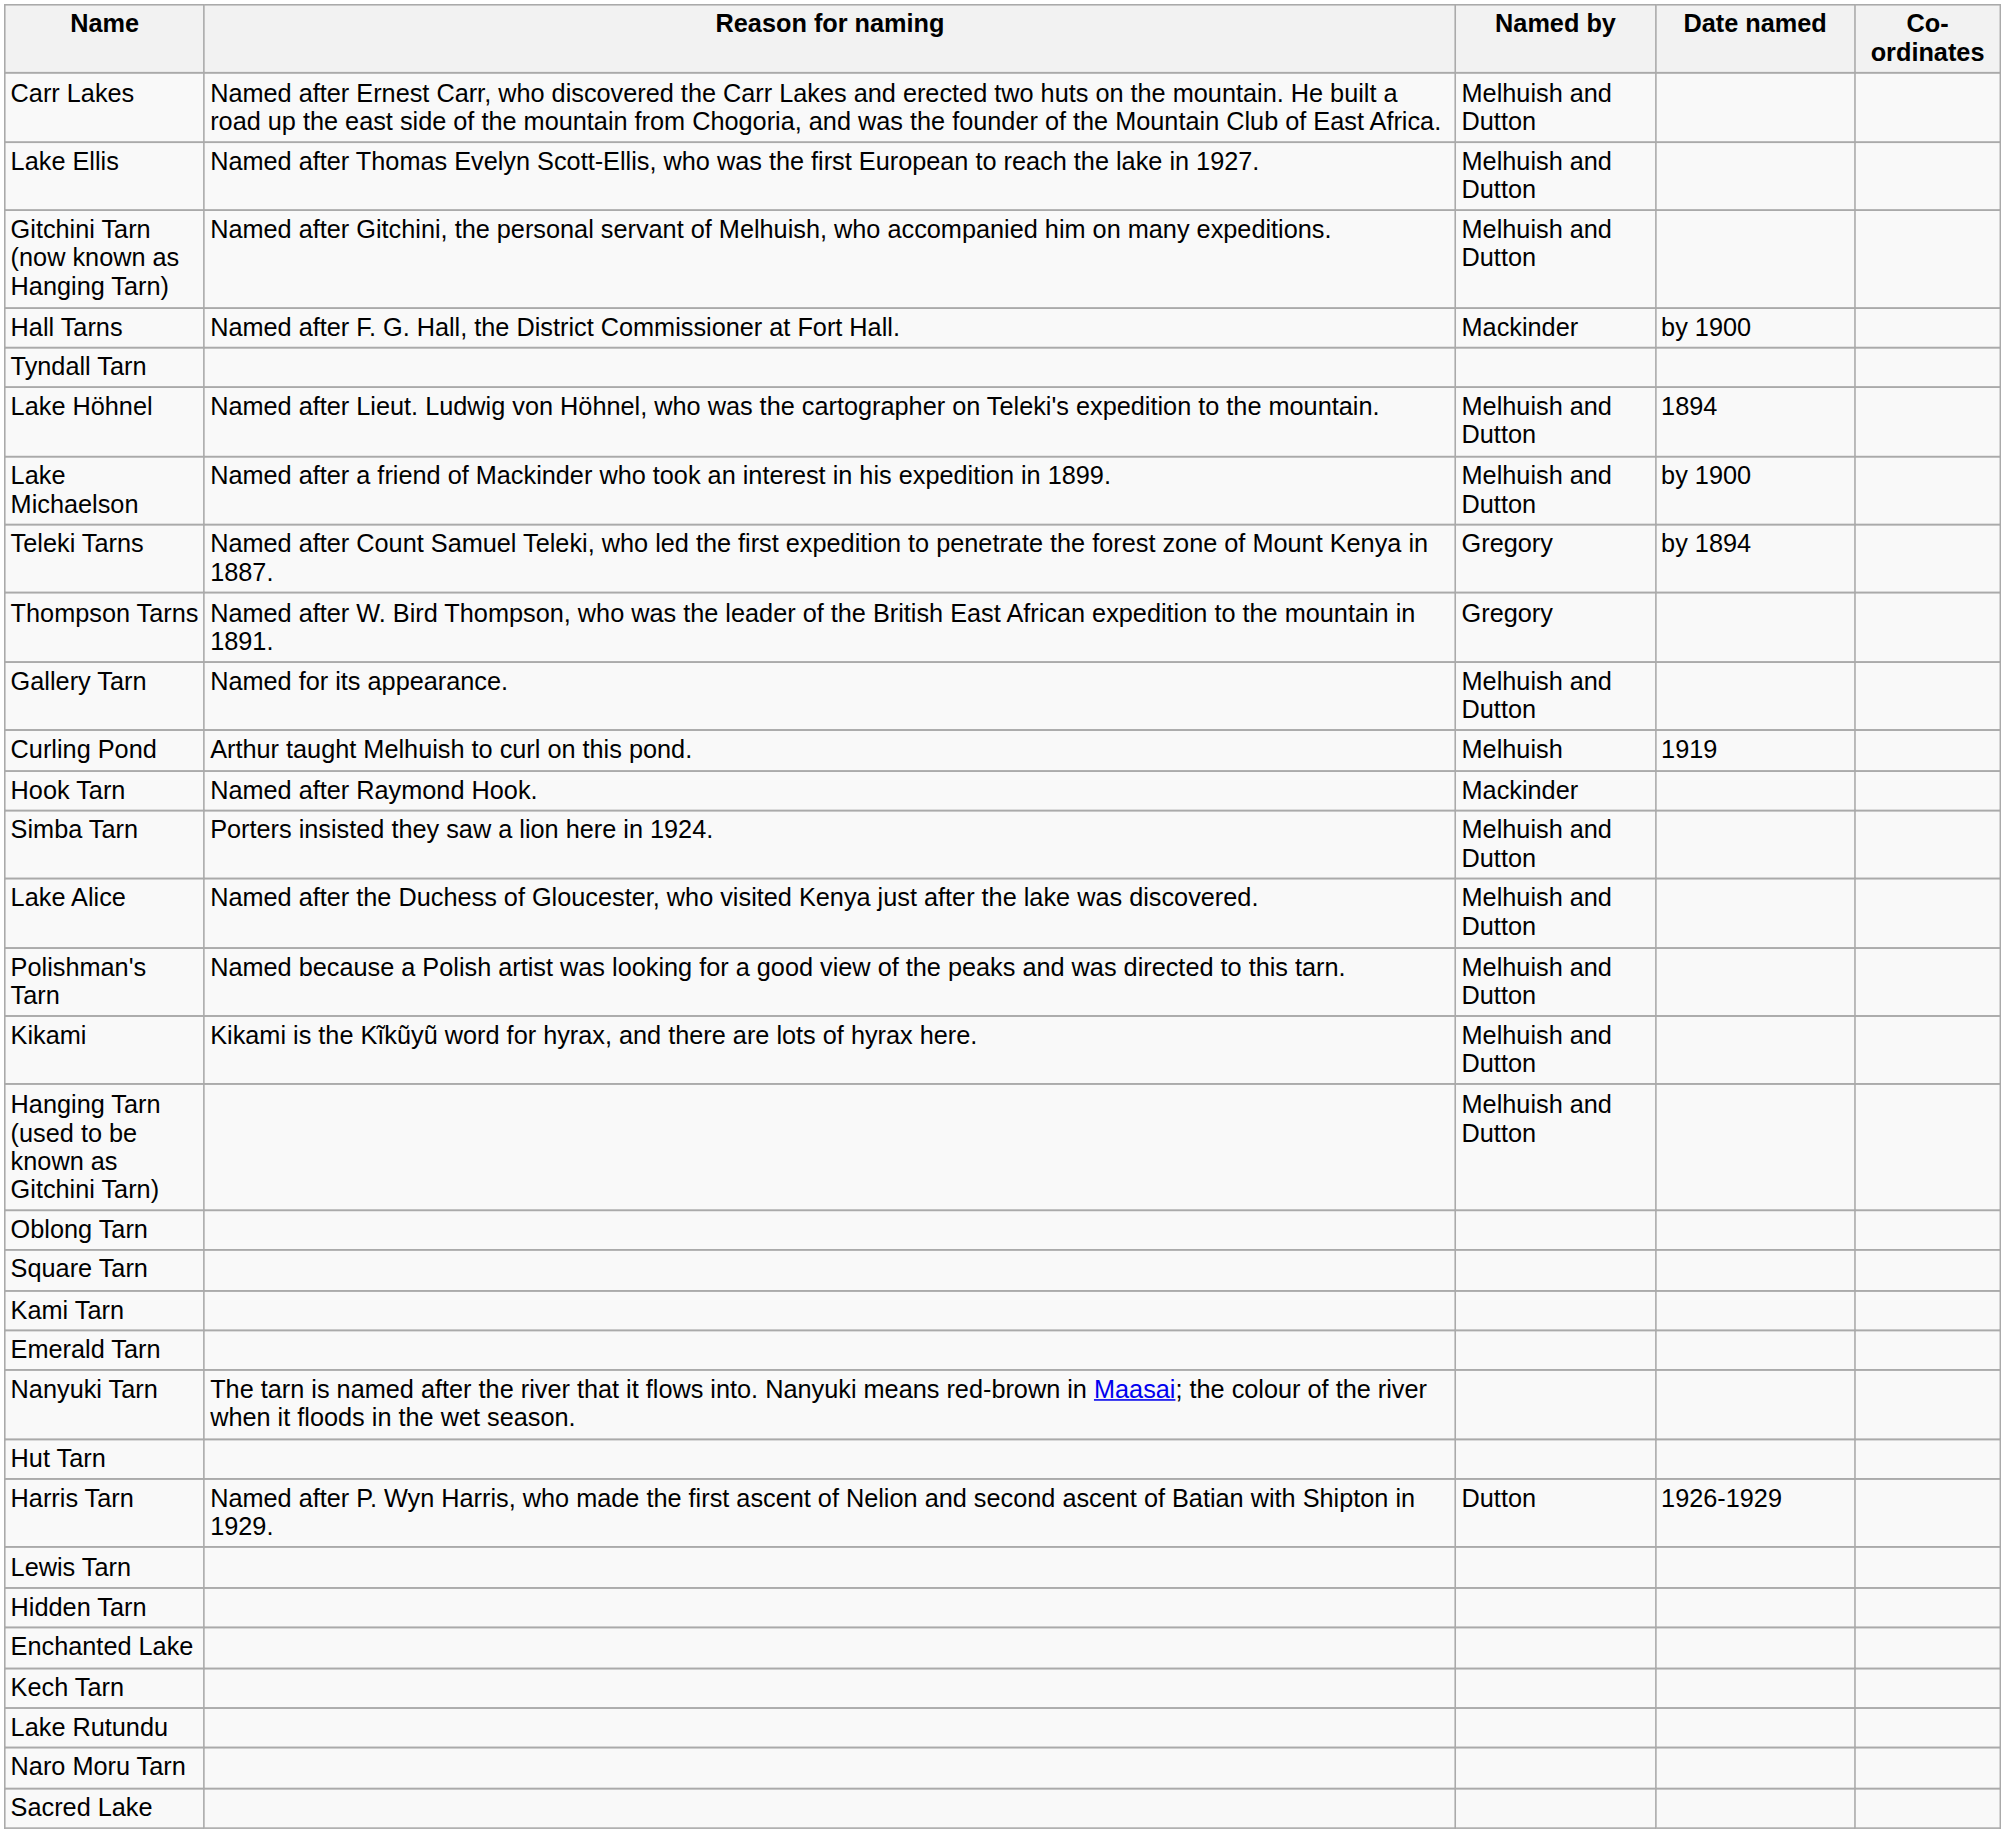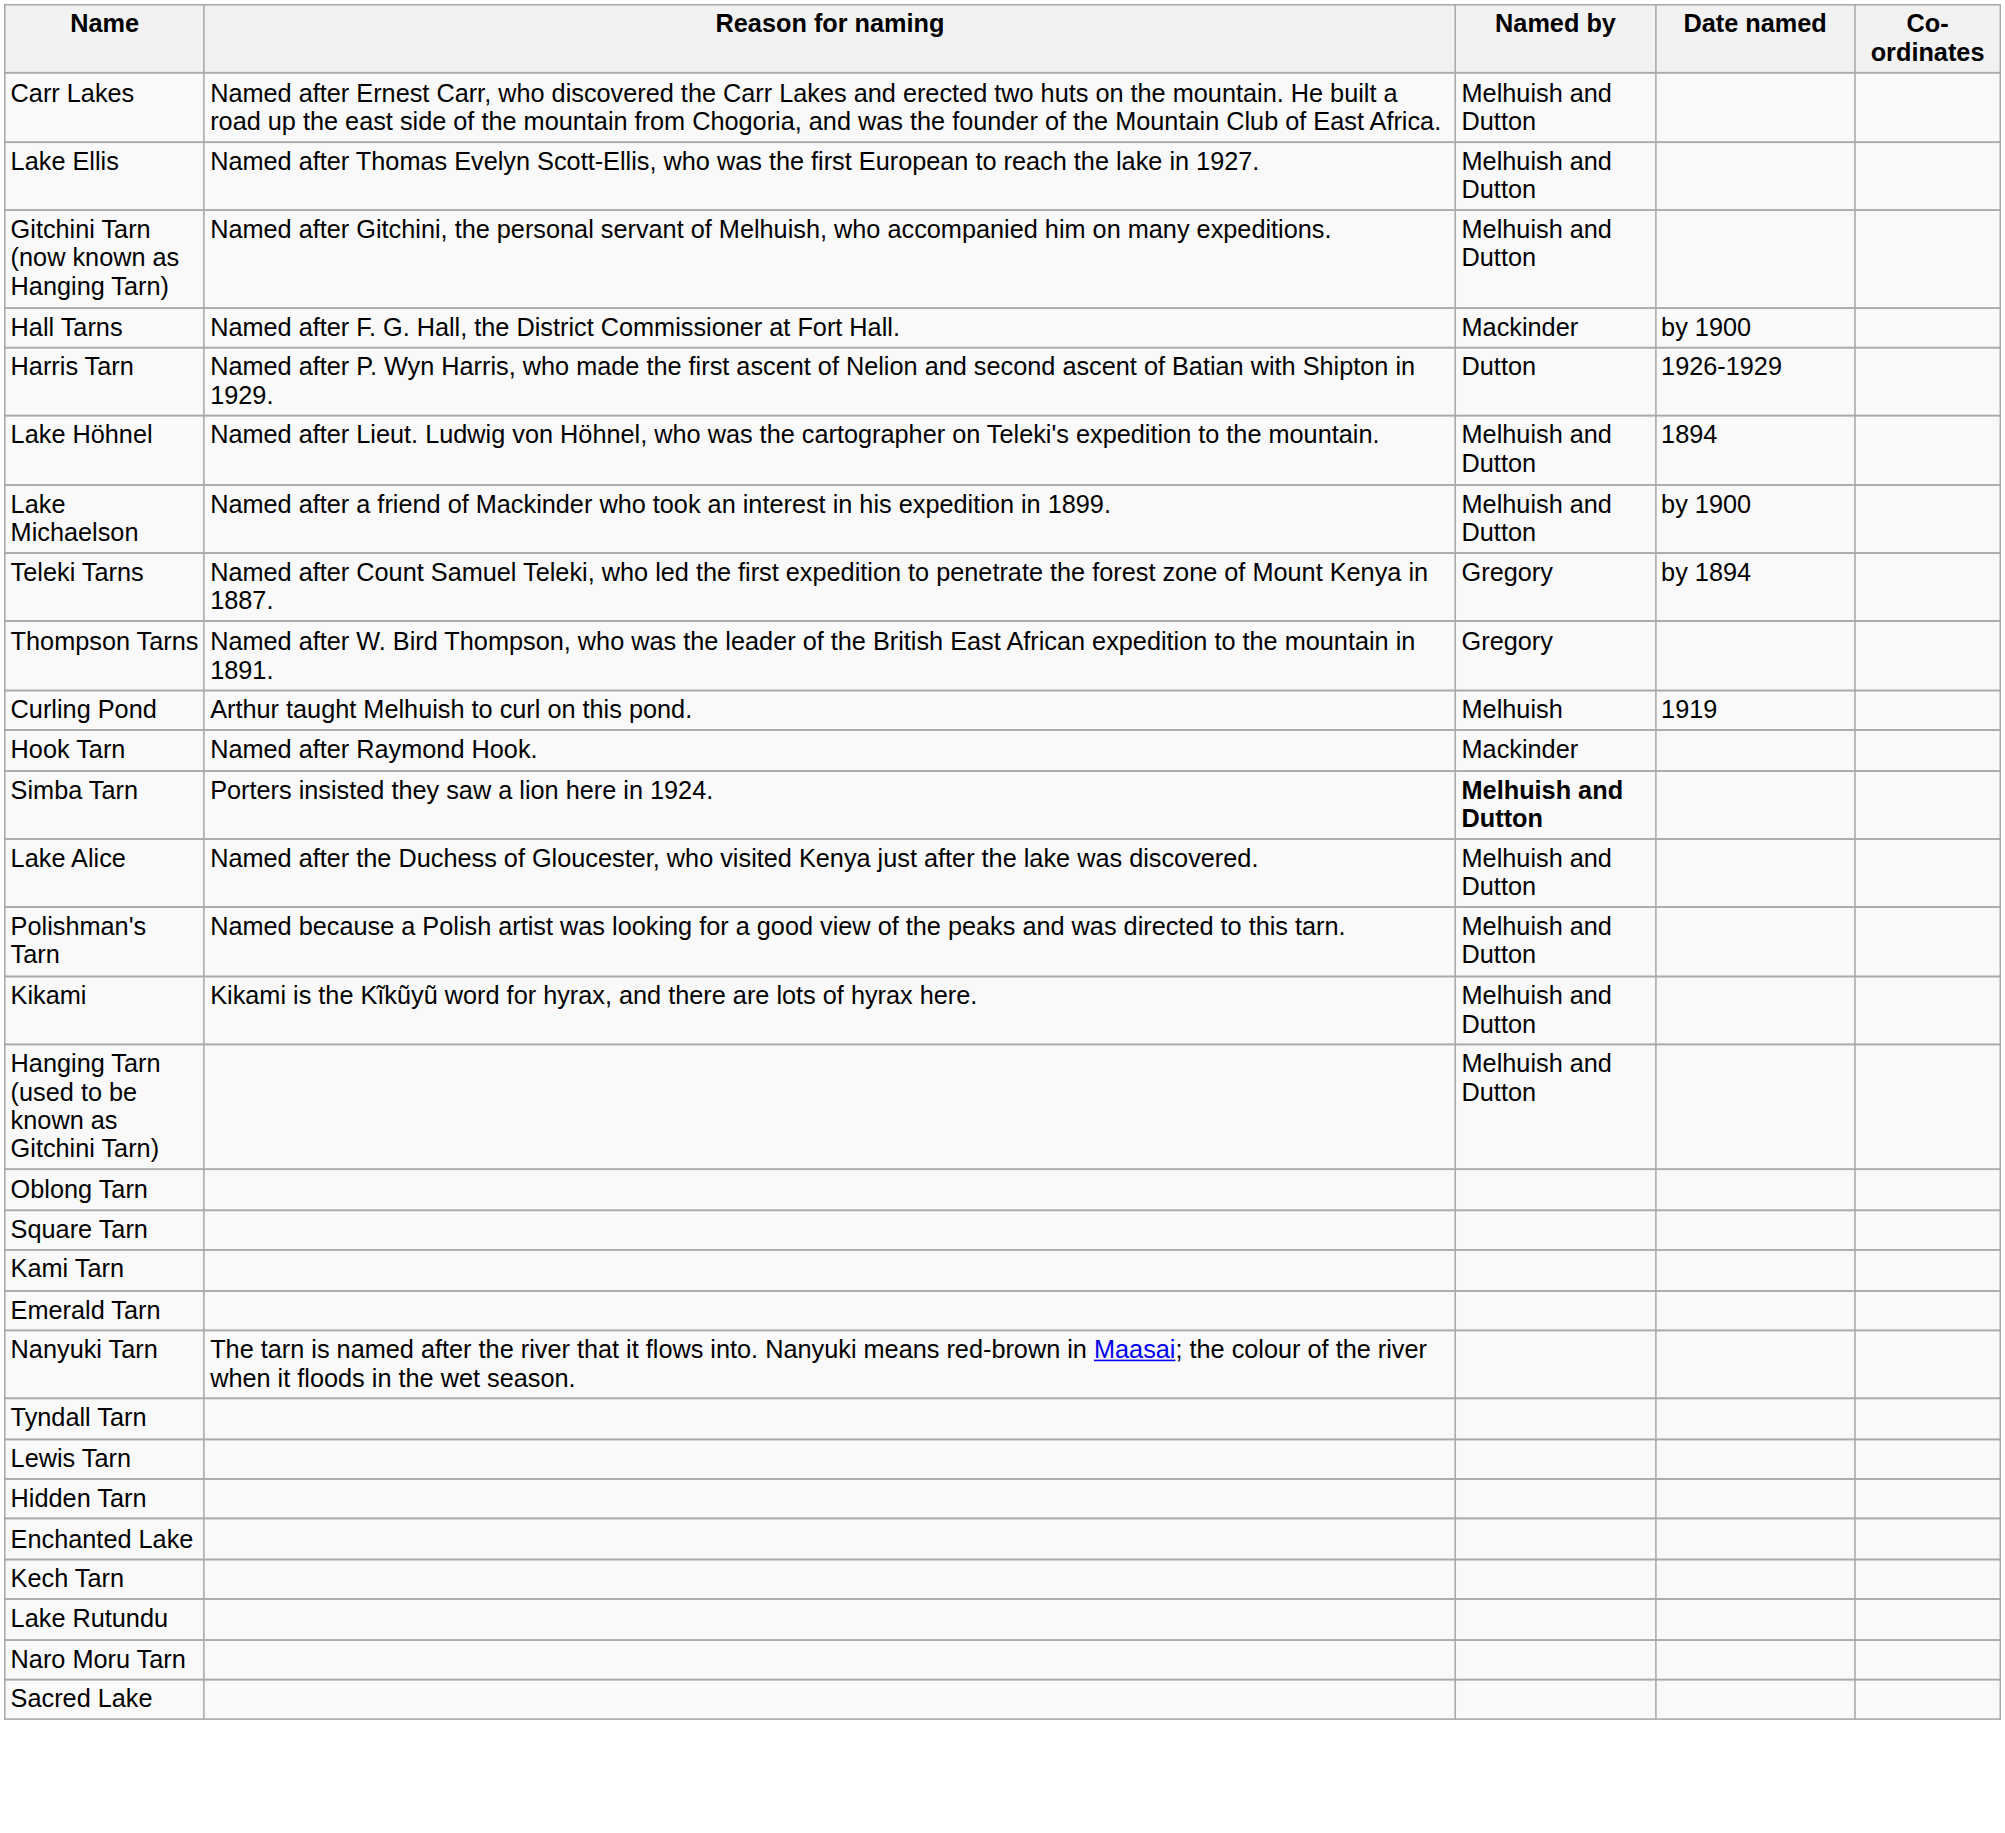rows swapped: (72, 1498) <-> (79, 367)
- row: (79, 681)
(1537, 844) normal -> (1542, 804) bold
- row: (58, 1458)
